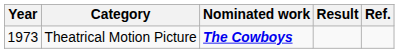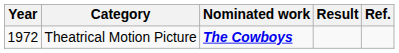(23, 37) 1973 -> (23, 37) 1972
